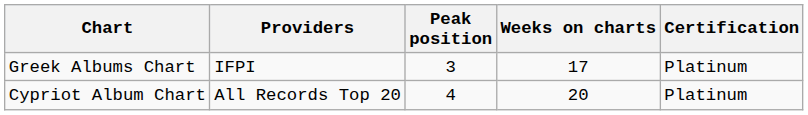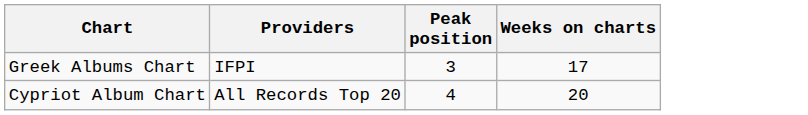- column: (732, 29)
